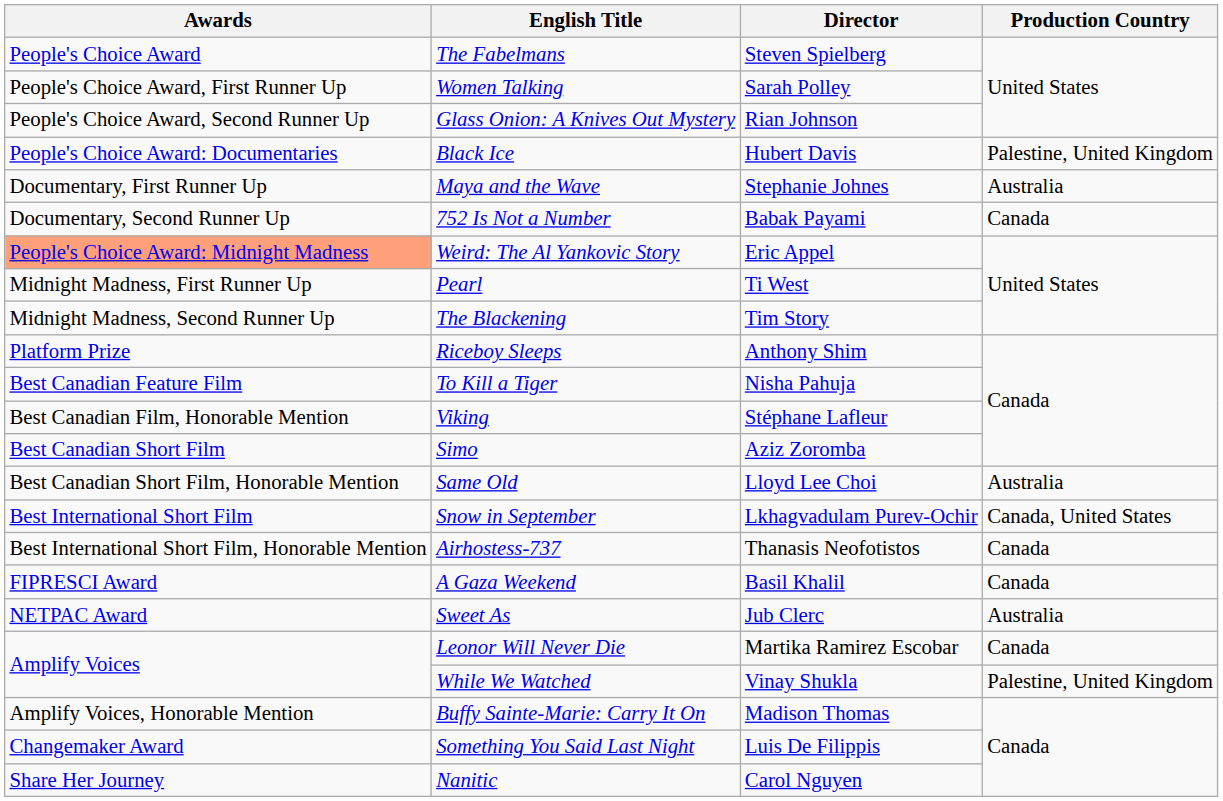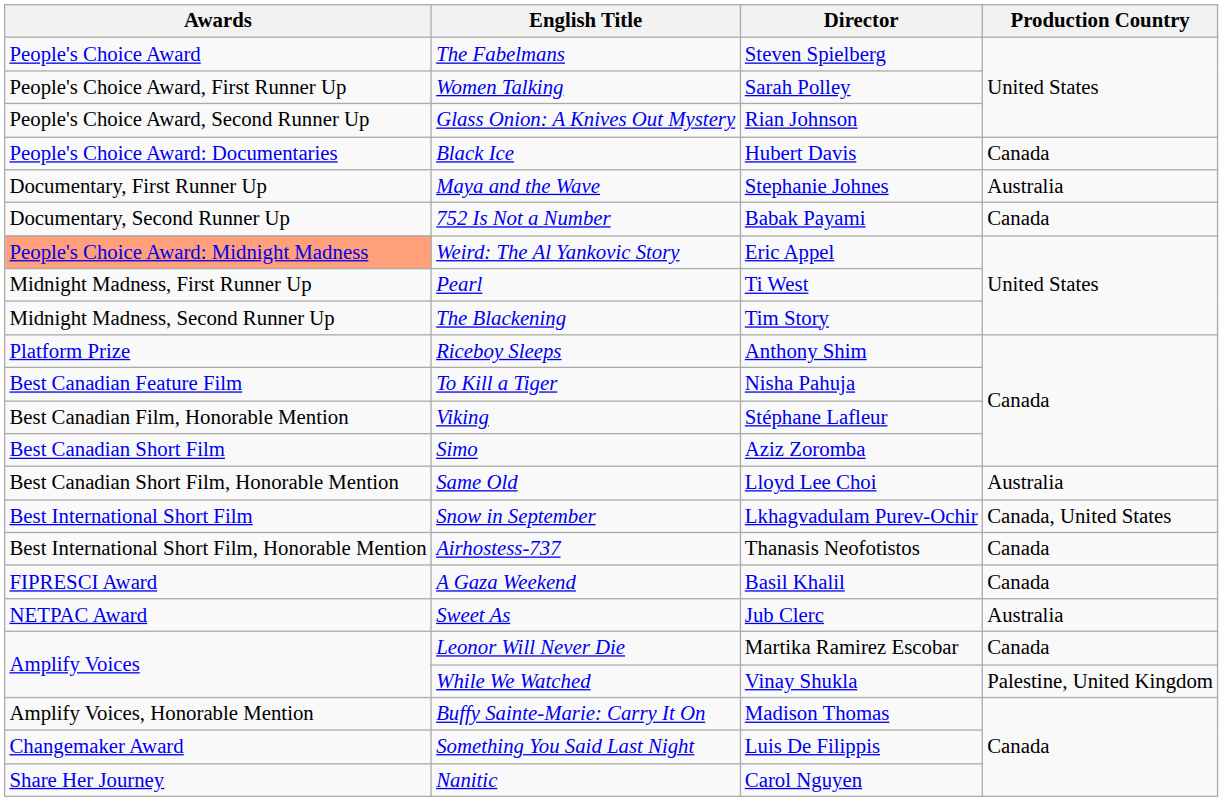(1100, 152) Palestine, United Kingdom -> (1018, 152) Canada
